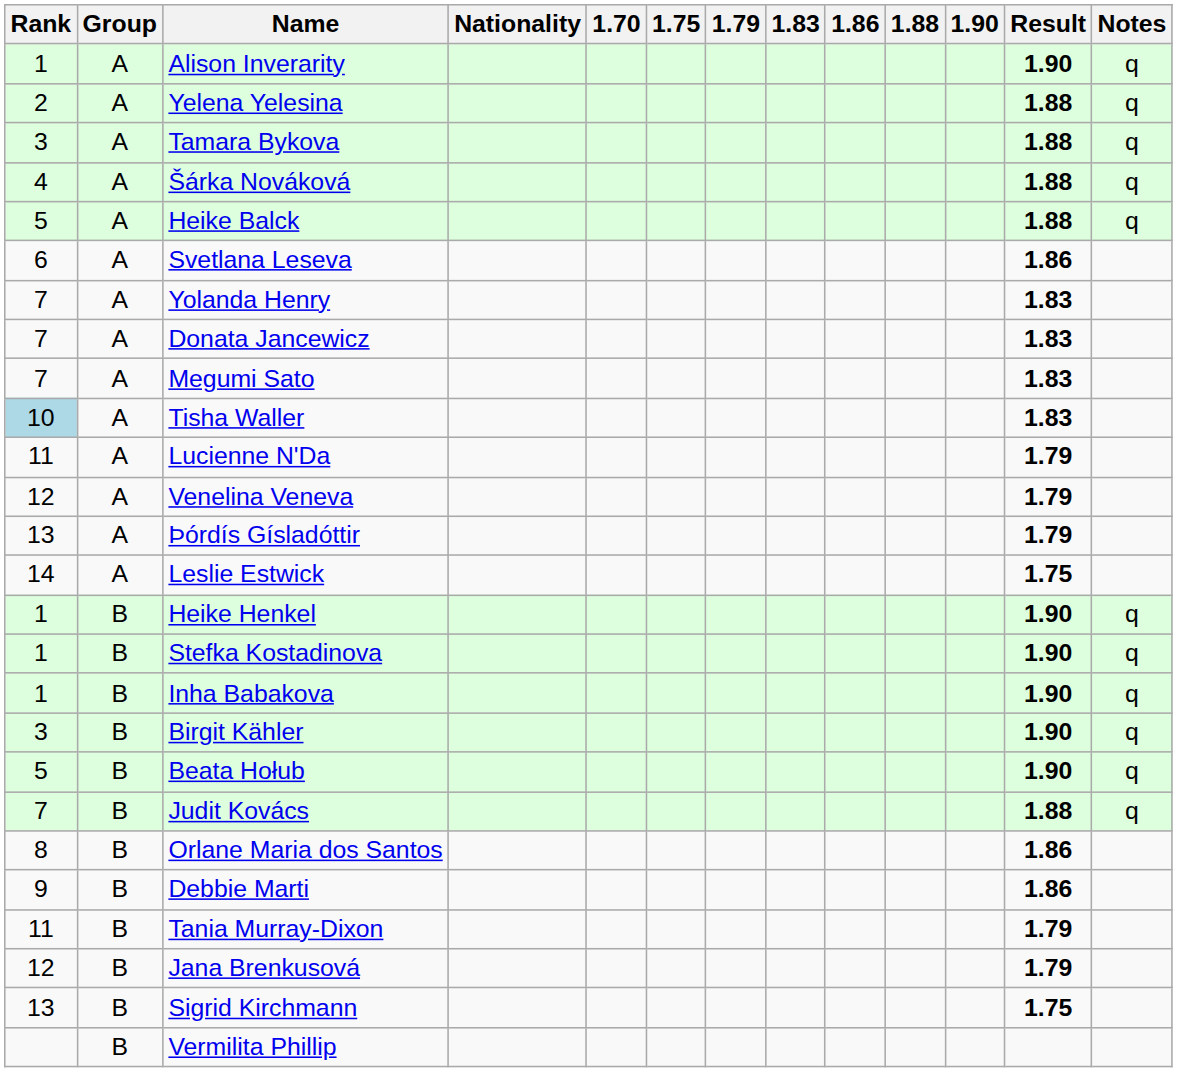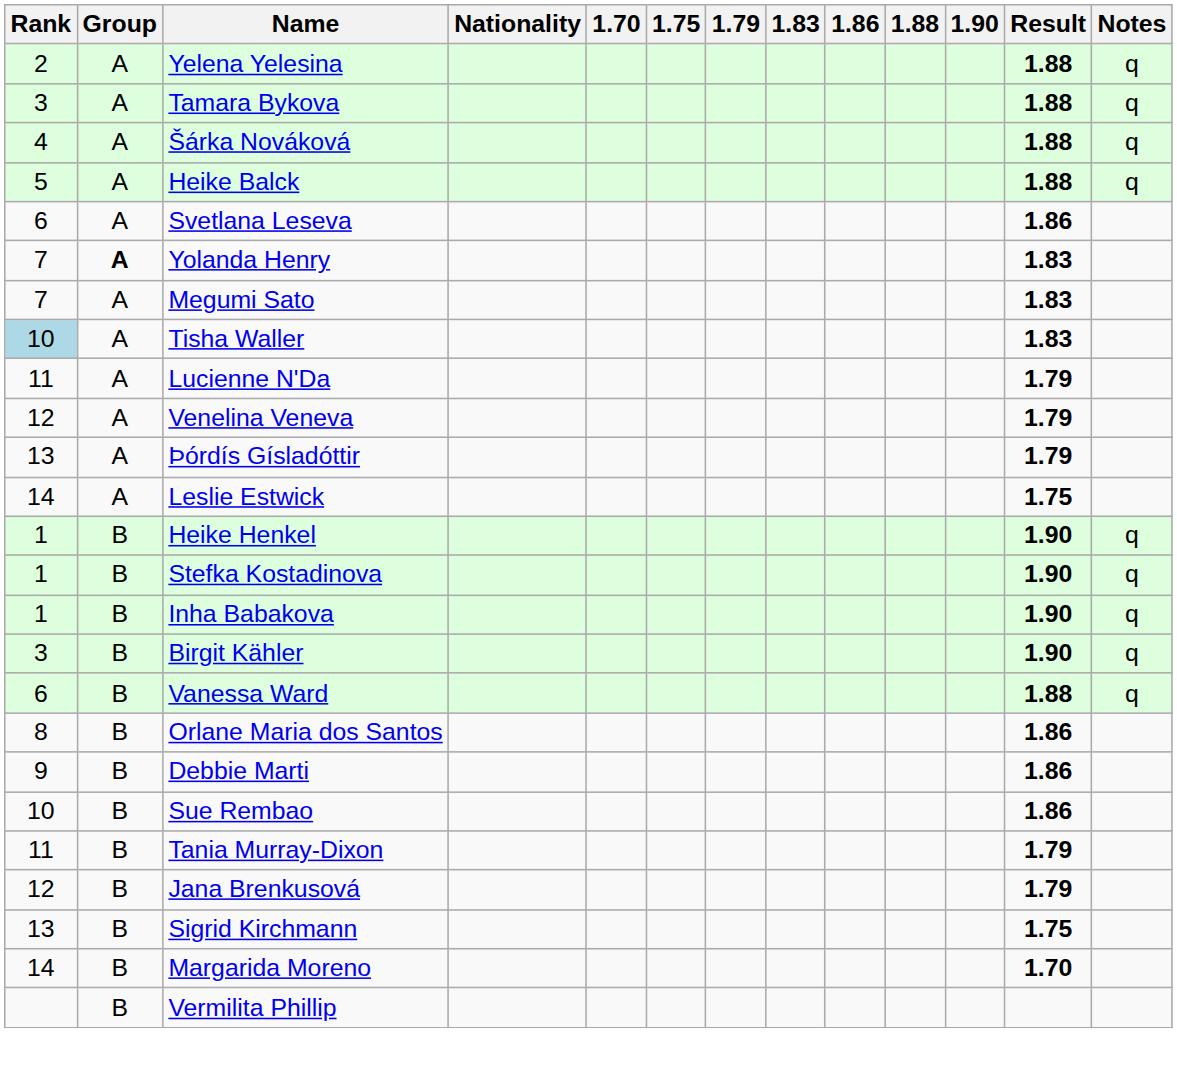- row: (257, 63)
(120, 299) normal -> (120, 260) bold
- row: (269, 338)
- row: (237, 771)
+ row: (248, 692)
- row: (239, 810)
+ row: (241, 810)
+ row: (270, 968)
